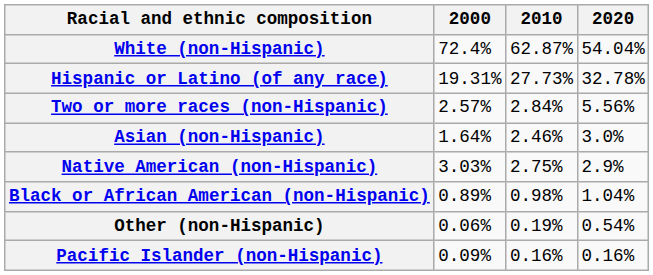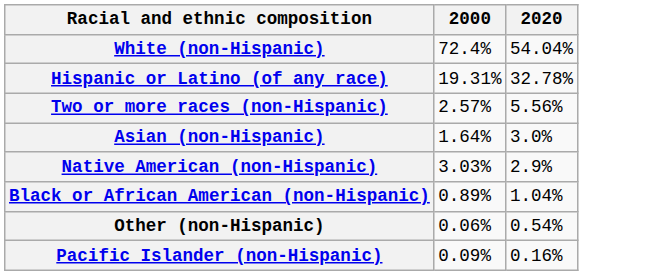- column: (541, 19)
